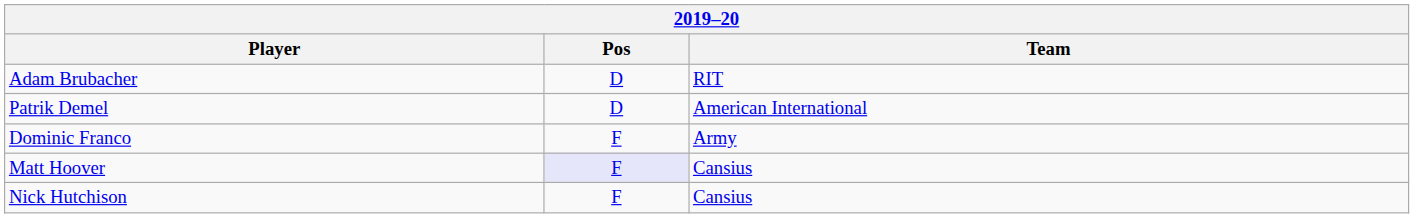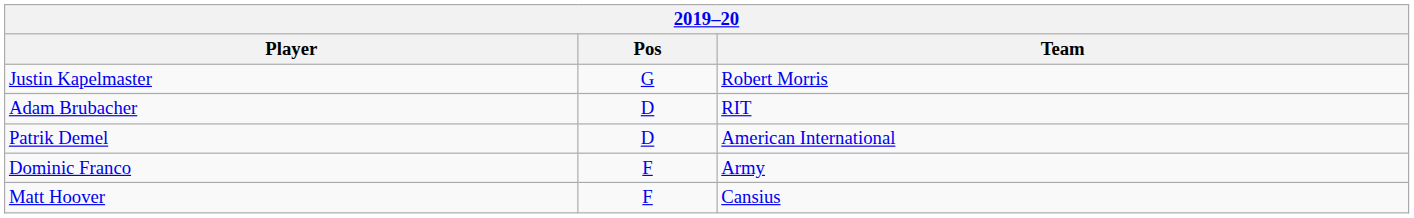+ row: (80, 78)
(616, 167) lavender background -> (648, 197) no background
- row: (68, 197)
